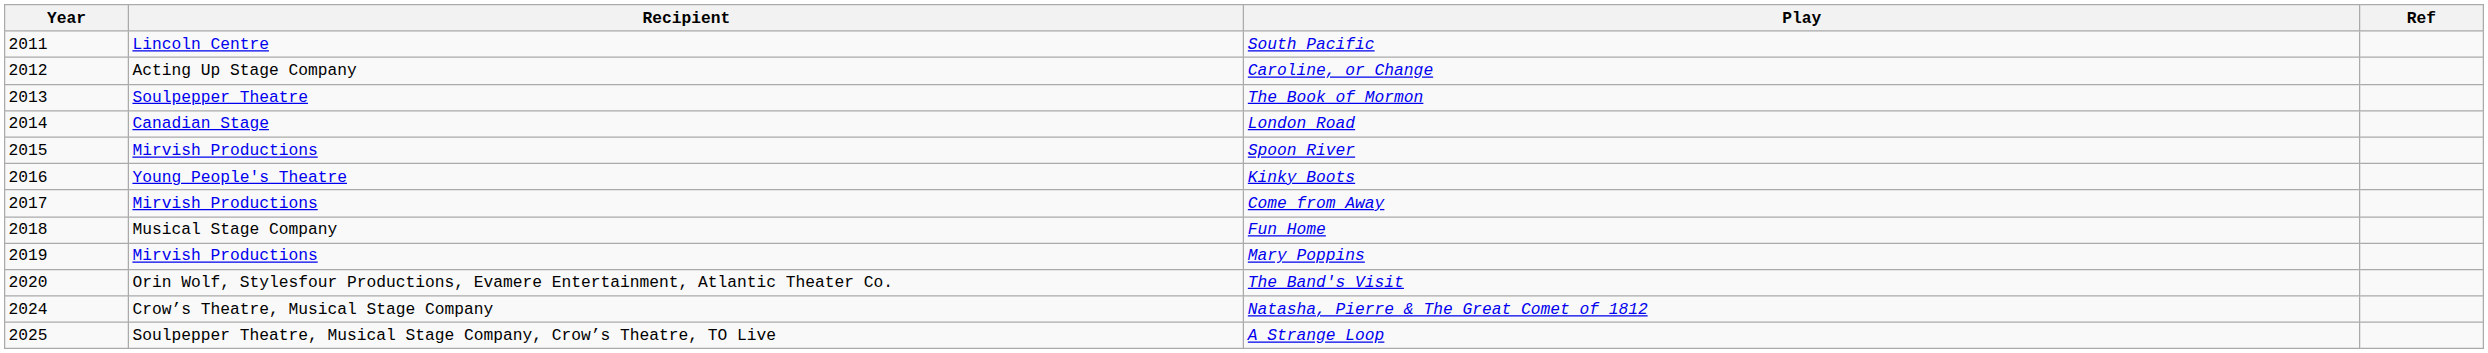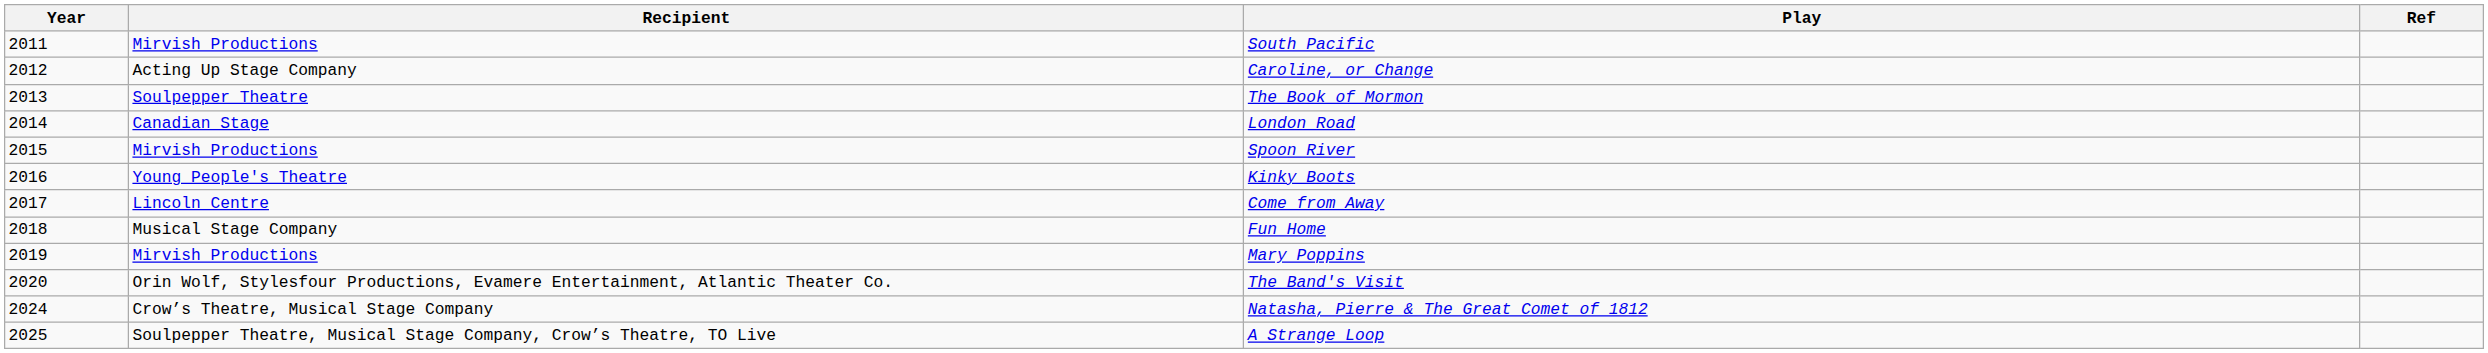(201, 44) Lincoln Centre -> (225, 44) Mirvish Productions
(225, 203) Mirvish Productions -> (201, 203) Lincoln Centre
